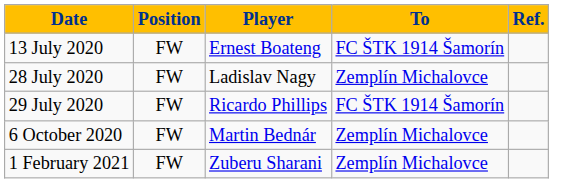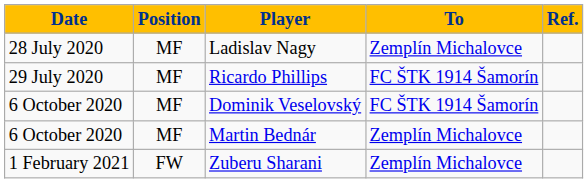- row: (265, 47)
(169, 76) FW -> (169, 47) MF
(169, 105) FW -> (169, 76) MF
+ row: (285, 105)
(169, 134) FW -> (169, 134) MF
